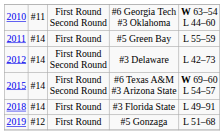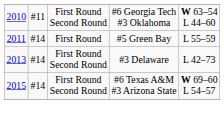(16, 59) 2012 -> (16, 59) 2013
- row: (144, 107)
- row: (144, 122)
